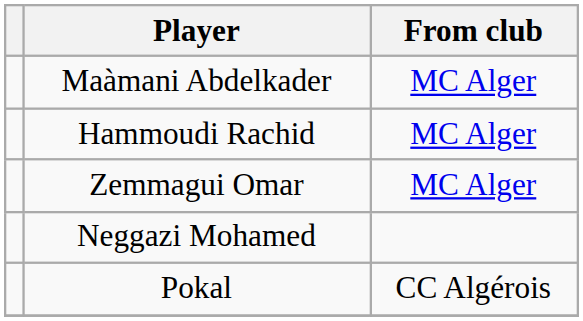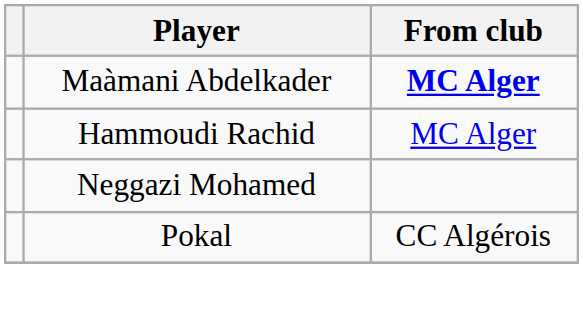(473, 81) normal -> (473, 81) bold
- row: (196, 184)
